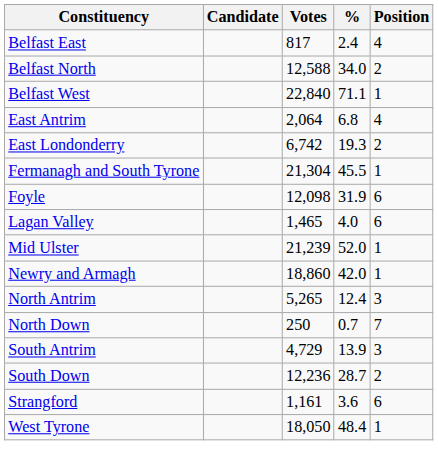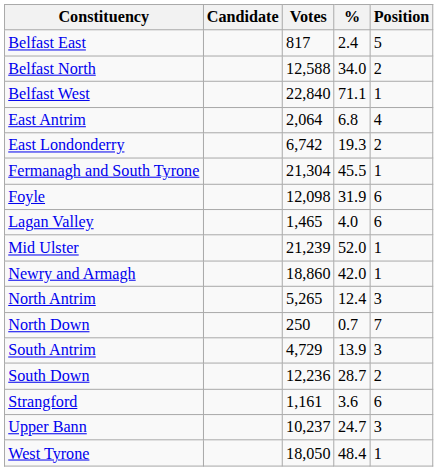(378, 42) 4 -> (378, 42) 5
+ row: (48, 427)
